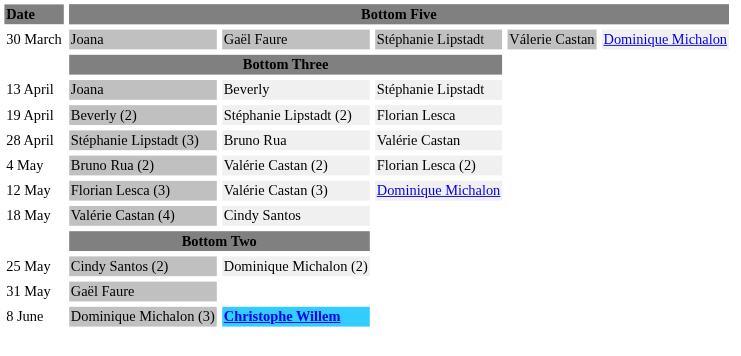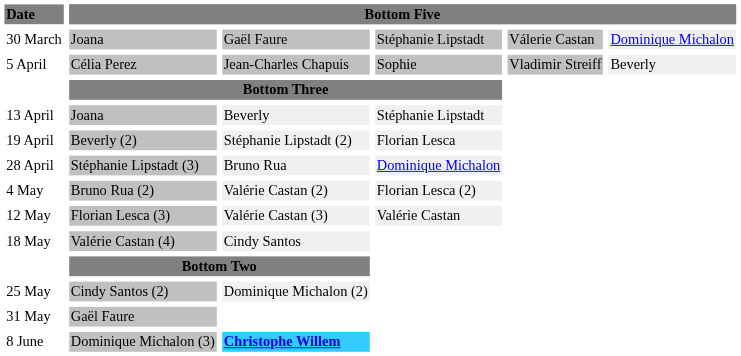+ row: (286, 64)
(419, 140) Valérie Castan -> (439, 165) Dominique Michalon
(439, 190) Dominique Michalon -> (419, 215) Valérie Castan
